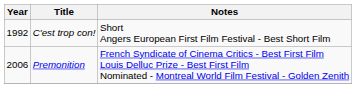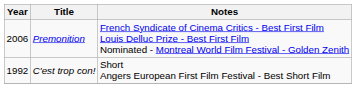rows swapped: (64, 33) <-> (59, 65)
